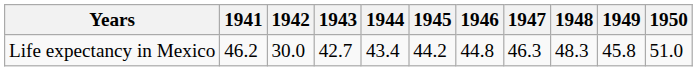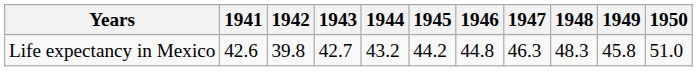(241, 50) 46.2 -> (241, 50) 42.6
(288, 50) 30.0 -> (288, 50) 39.8
(383, 50) 43.4 -> (383, 50) 43.2
